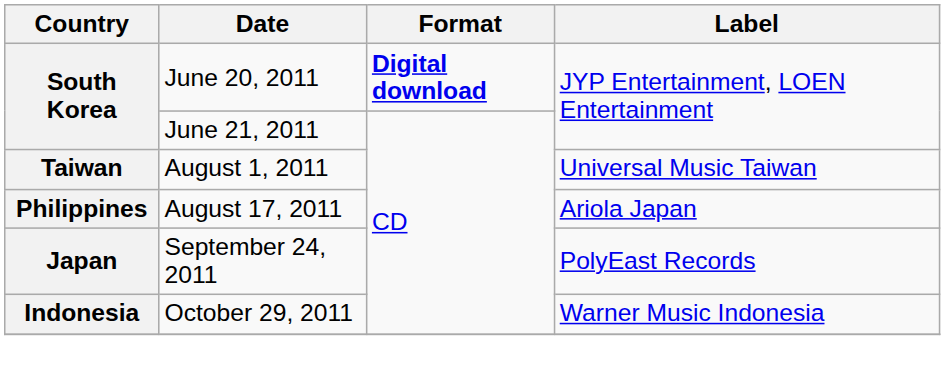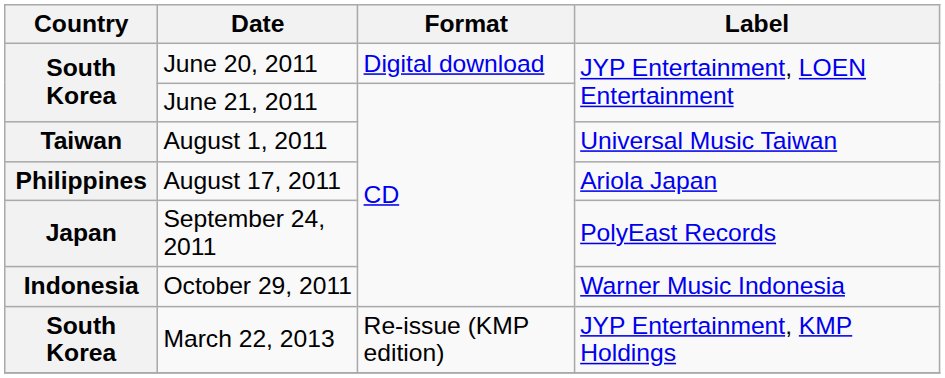(429, 76) bold -> (454, 63) normal
+ row: (249, 339)
